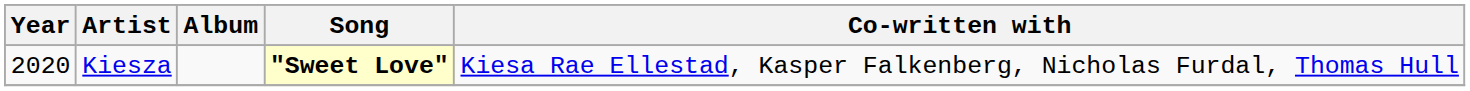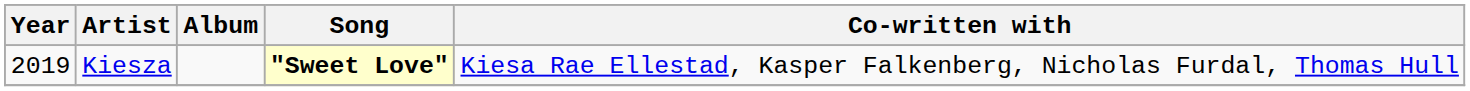(41, 66) 2020 -> (41, 66) 2019
